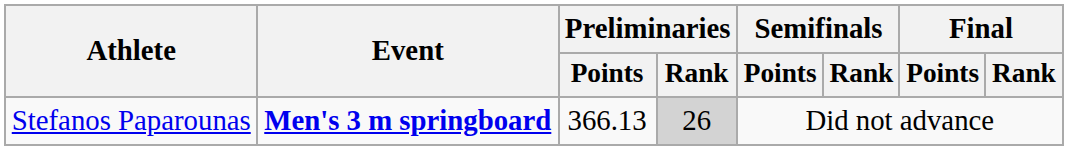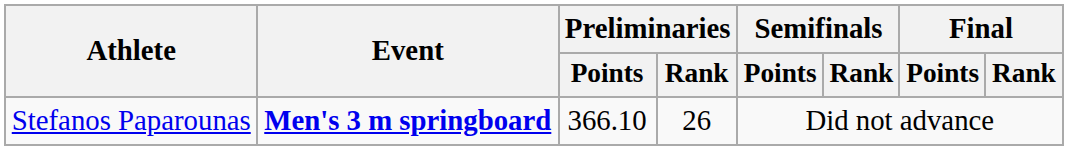(607, 121) 366.13 -> (607, 121) 366.10
(697, 121) lightgrey background -> (697, 121) no background
